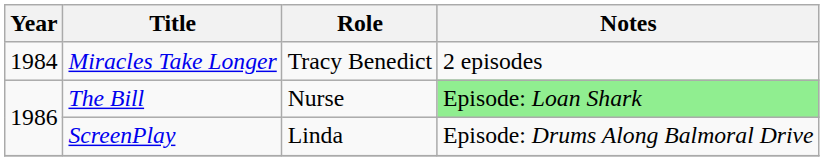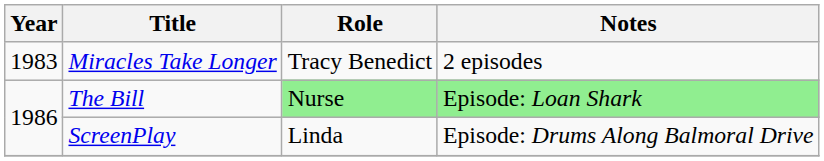(34, 60) 1984 -> (34, 60) 1983
(316, 98) no background -> (316, 98) lightgreen background
